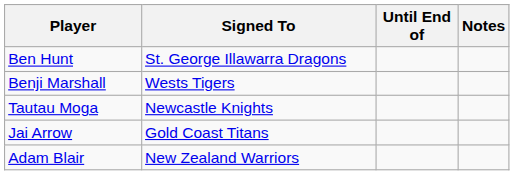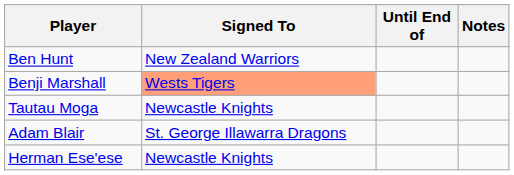(246, 59) St. George Illawarra Dragons -> (222, 59) New Zealand Warriors
(190, 84) no background -> (190, 84) lightsalmon background
- row: (40, 133)
(222, 157) New Zealand Warriors -> (246, 133) St. George Illawarra Dragons
+ row: (65, 157)
